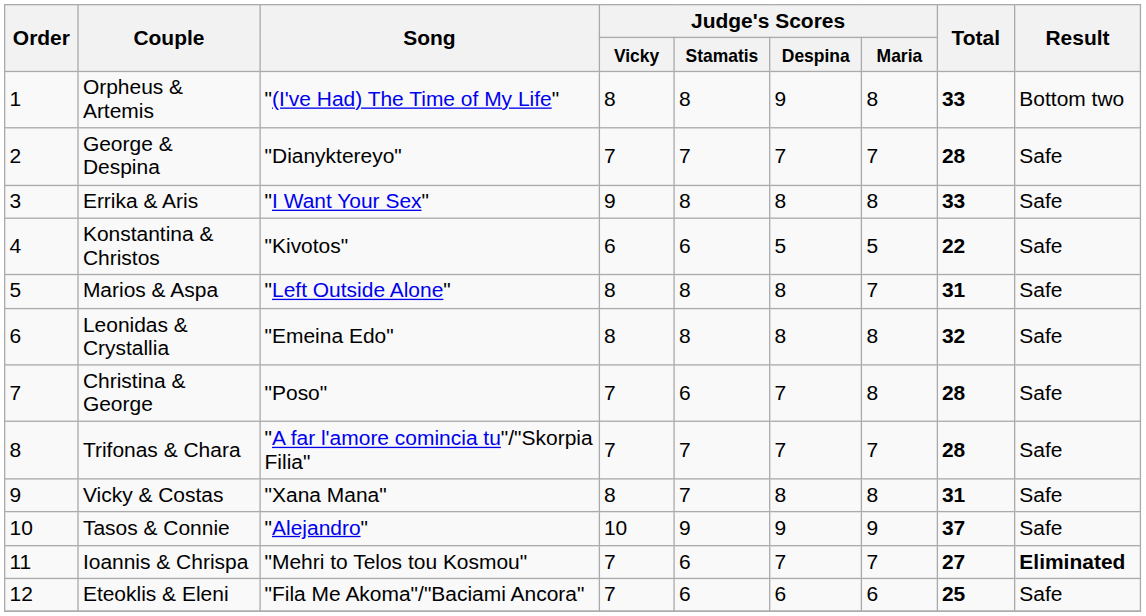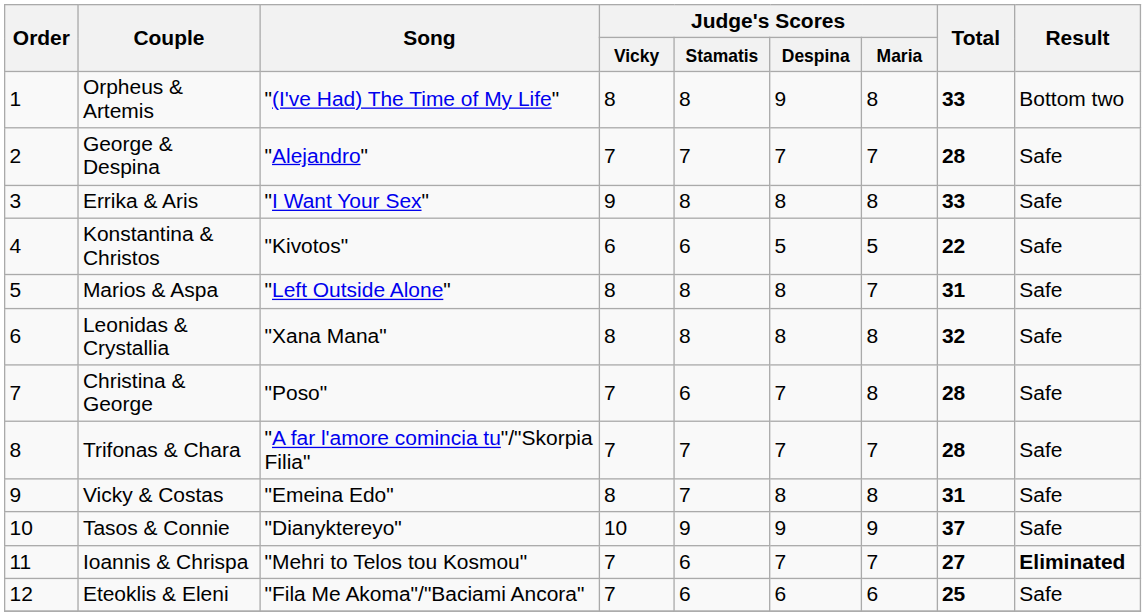(333, 156) "Dianyktereyo" -> (316, 156) "Alejandro"
(329, 336) "Emeina Edo" -> (326, 336) "Xana Mana"
(326, 495) "Xana Mana" -> (329, 495) "Emeina Edo"
(316, 528) "Alejandro" -> (333, 528) "Dianyktereyo"
